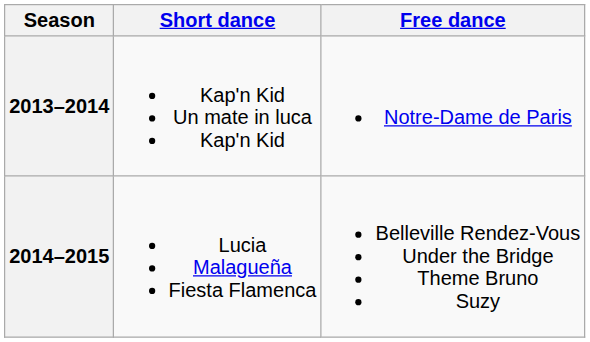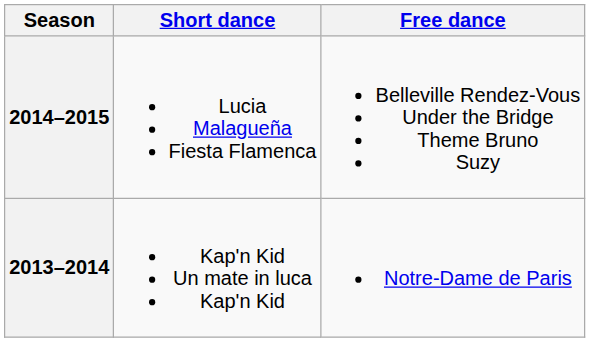rows swapped: (59, 256) <-> (59, 105)
